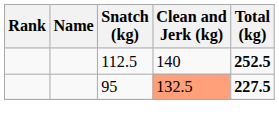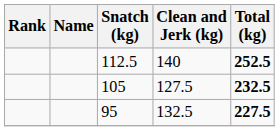+ row: (113, 86)
(174, 86) lightsalmon background -> (174, 112) no background
